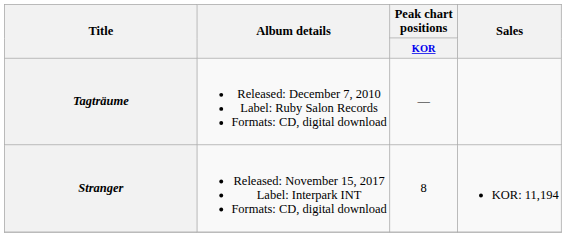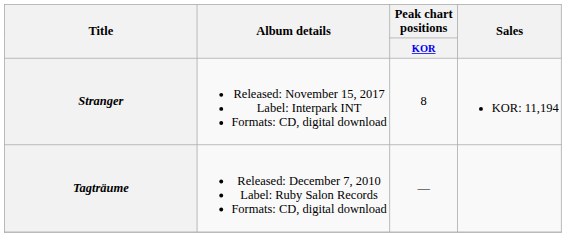rows swapped: (101, 101) <-> (101, 188)
